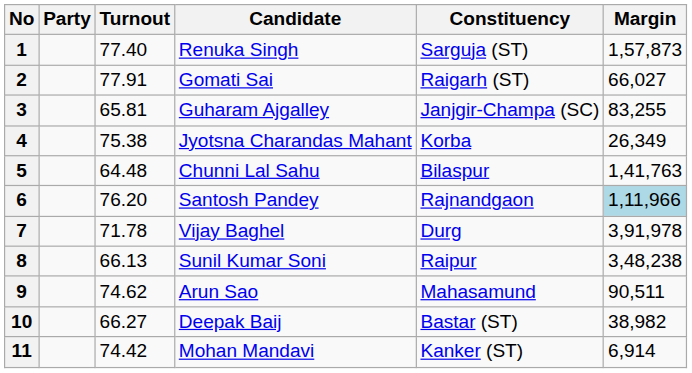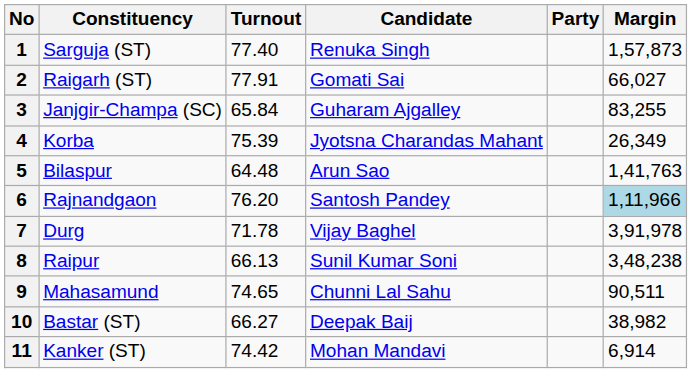columns swapped: (510, 19) <-> (67, 19)
(123, 110) 65.81 -> (255, 110) 65.84
(123, 140) 75.38 -> (255, 140) 75.39
(249, 170) Chunni Lal Sahu -> (350, 170) Arun Sao
(123, 291) 74.62 -> (255, 291) 74.65
(219, 291) Arun Sao -> (380, 291) Chunni Lal Sahu
